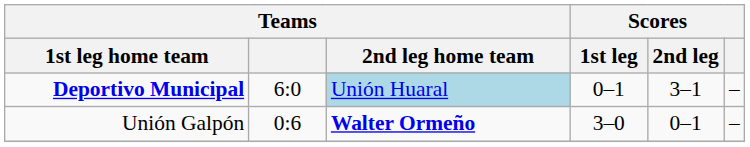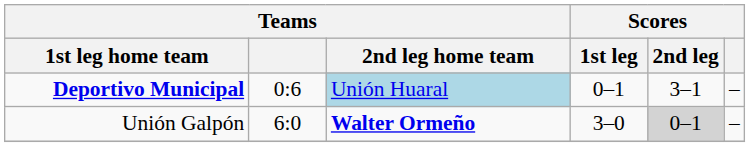(287, 89) 6:0 -> (287, 89) 0:6
(287, 123) 0:6 -> (287, 123) 6:0
(686, 123) no background -> (686, 123) lightgrey background
